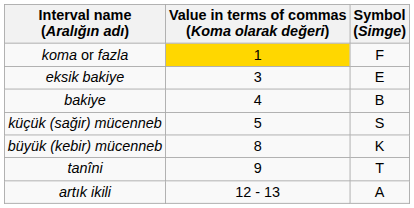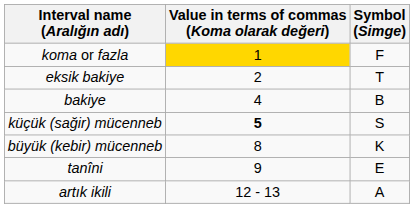(258, 77) 3 -> (258, 77) 2
(380, 77) E -> (380, 77) T
(258, 123) normal -> (258, 123) bold
(380, 169) T -> (380, 169) E
